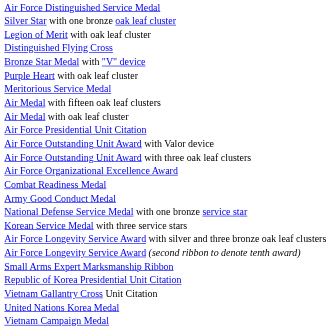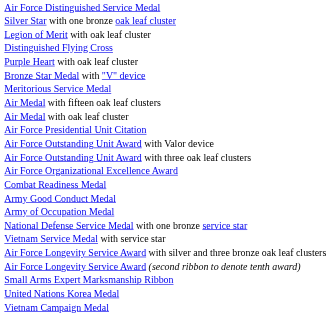rows swapped: (75, 62) <-> (71, 75)
+ row: (59, 212)
- row: (96, 225)
+ row: (85, 239)
- row: (93, 280)
- row: (81, 294)
